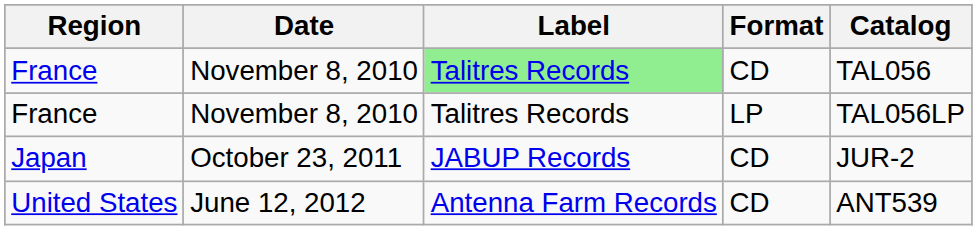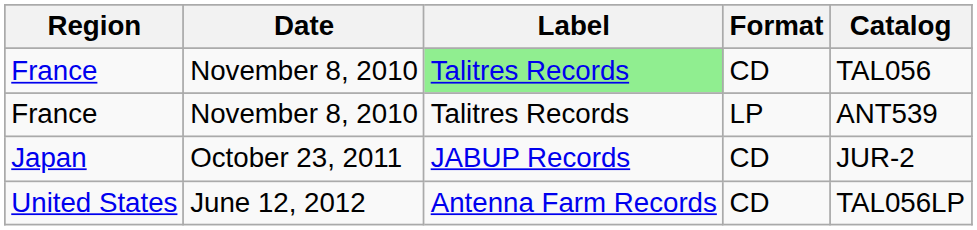(901, 114) TAL056LP -> (887, 114) ANT539
(887, 202) ANT539 -> (901, 202) TAL056LP
